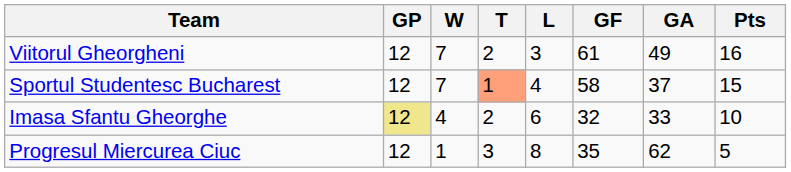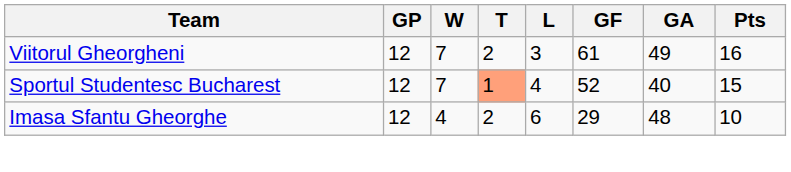(589, 85) 58 -> (589, 85) 52
(660, 85) 37 -> (660, 85) 40
(399, 118) khaki background -> (399, 118) no background
(589, 118) 32 -> (589, 118) 29
(660, 118) 33 -> (660, 118) 48
- row: (125, 150)
